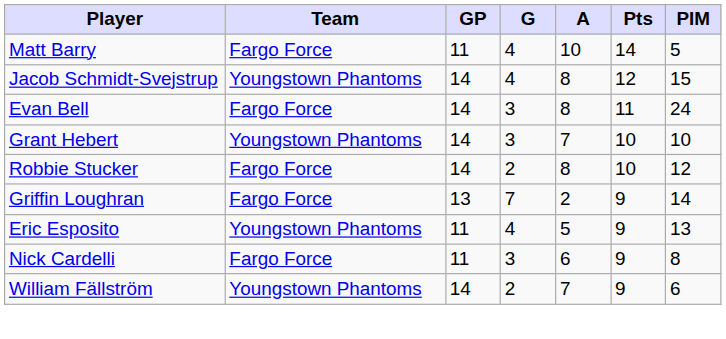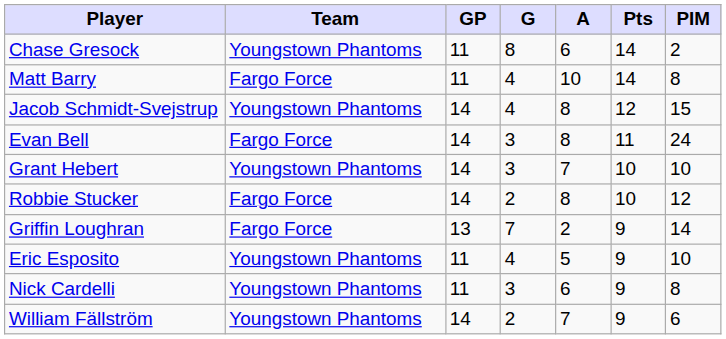+ row: (74, 49)
(675, 49) 5 -> (675, 79) 8
(681, 229) 13 -> (681, 259) 10
(281, 259) Fargo Force -> (326, 288) Youngstown Phantoms
